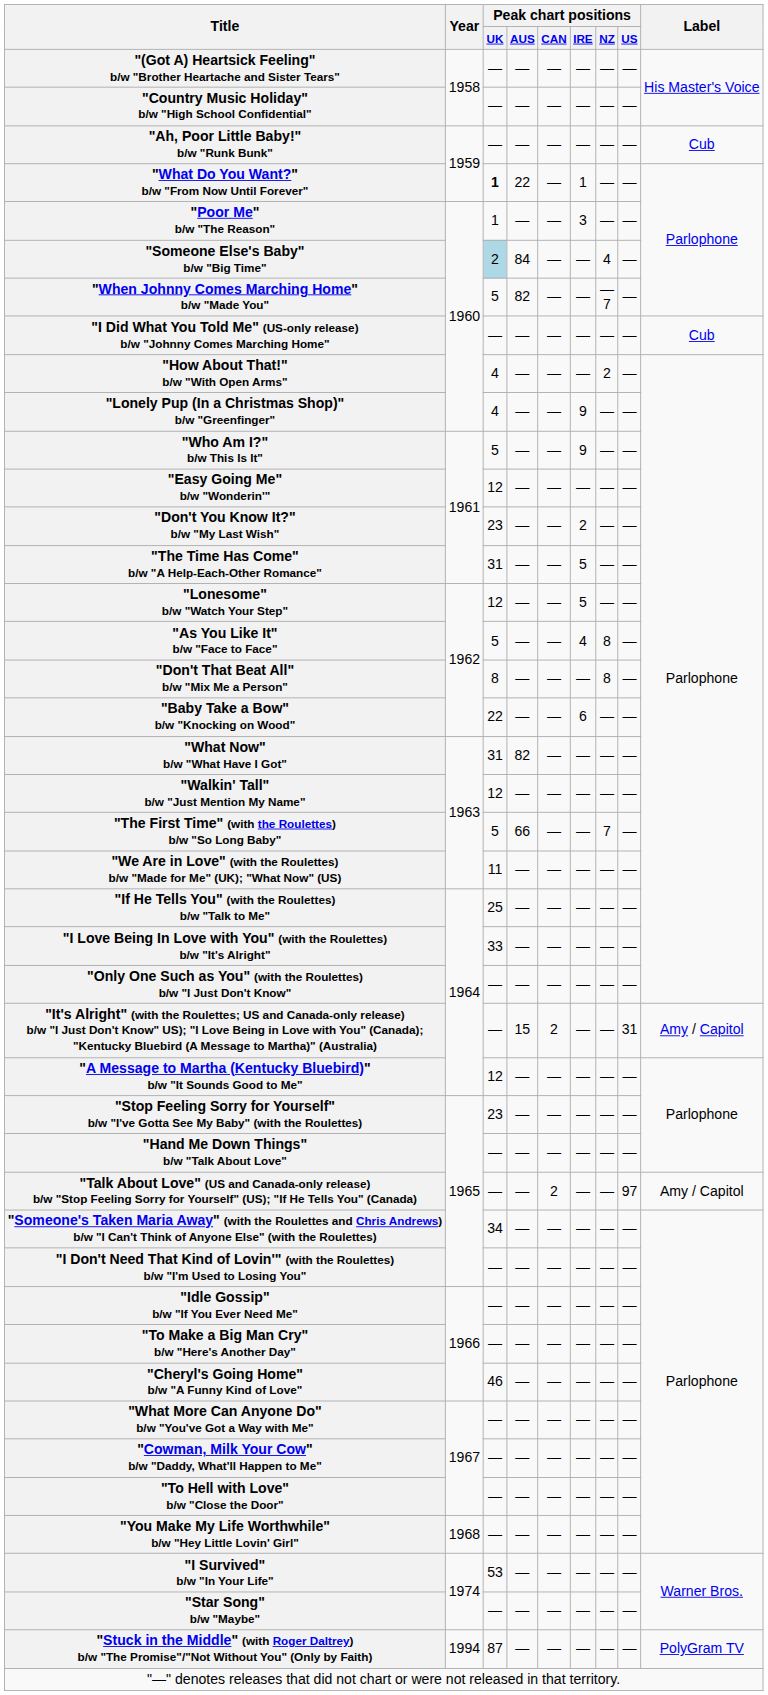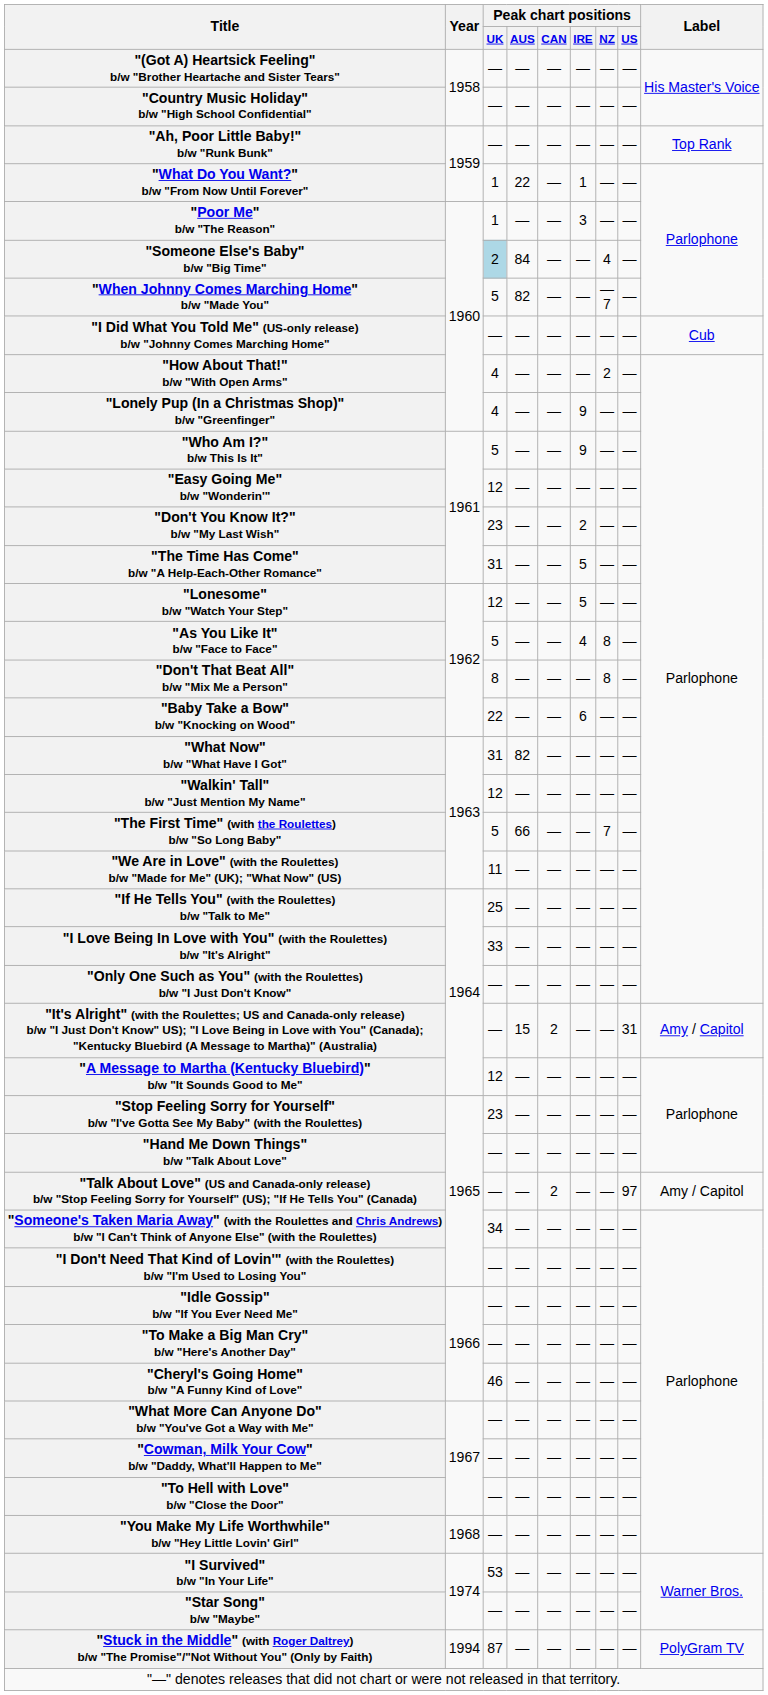(702, 144) Cub -> (702, 144) Top Rank
(495, 182) bold -> (495, 182) normal
